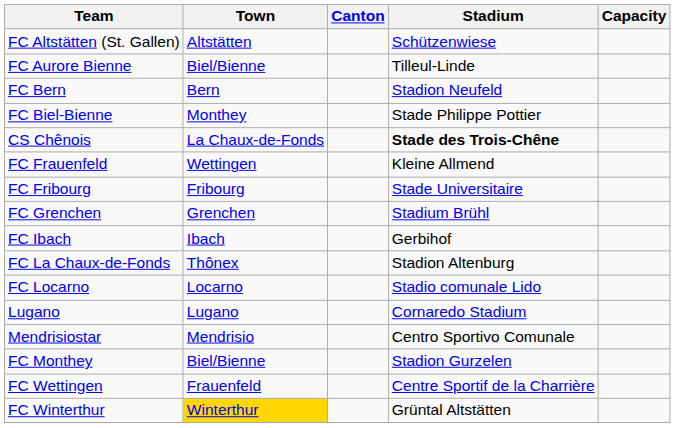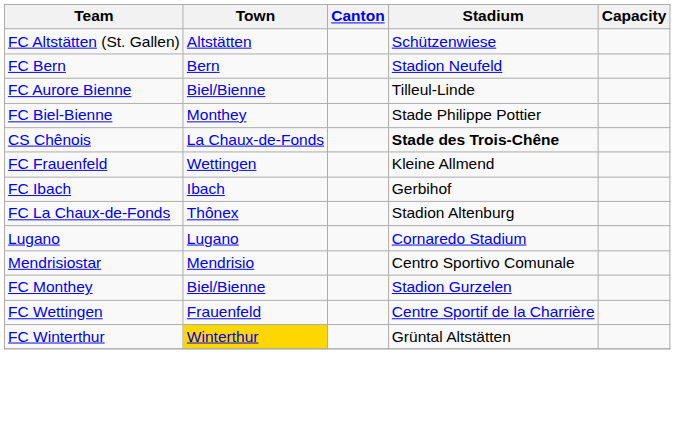rows swapped: (70, 66) <-> (37, 90)
- row: (49, 189)
- row: (55, 213)
- row: (49, 287)
